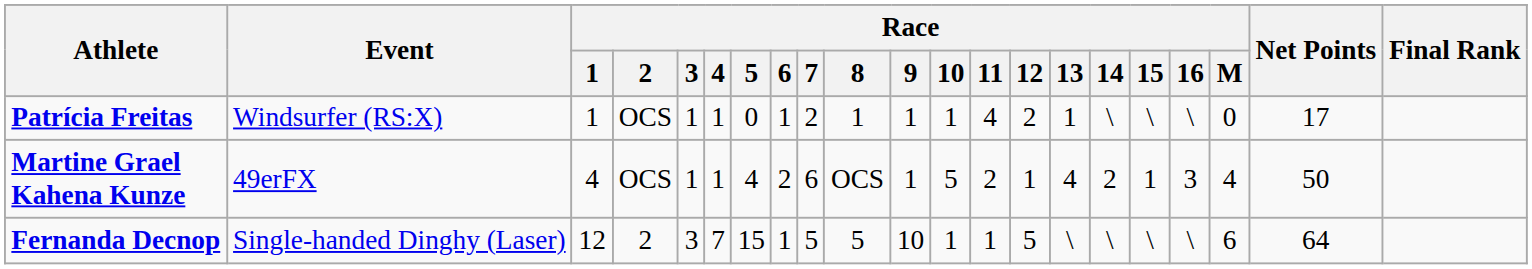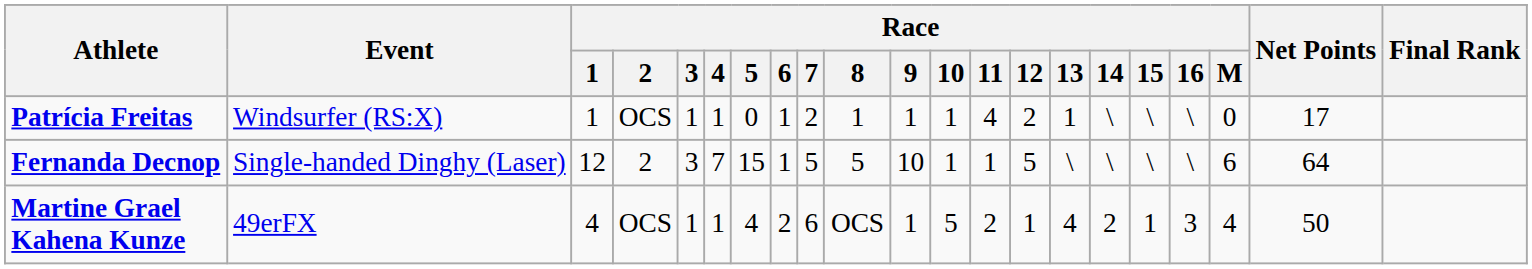rows swapped: (116, 240) <-> (98, 178)
